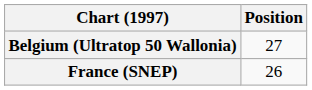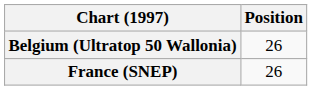(274, 44) 27 -> (274, 44) 26
